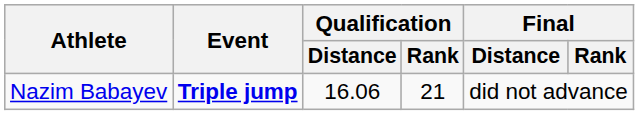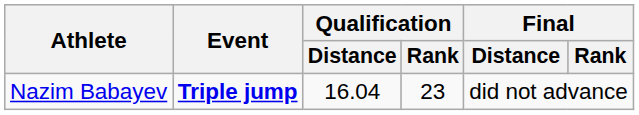(352, 92) 16.06 -> (352, 92) 16.04
(433, 92) 21 -> (433, 92) 23
